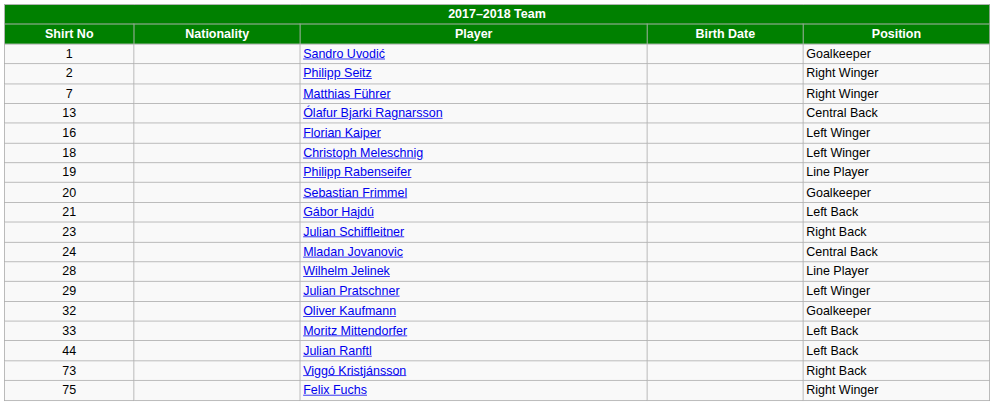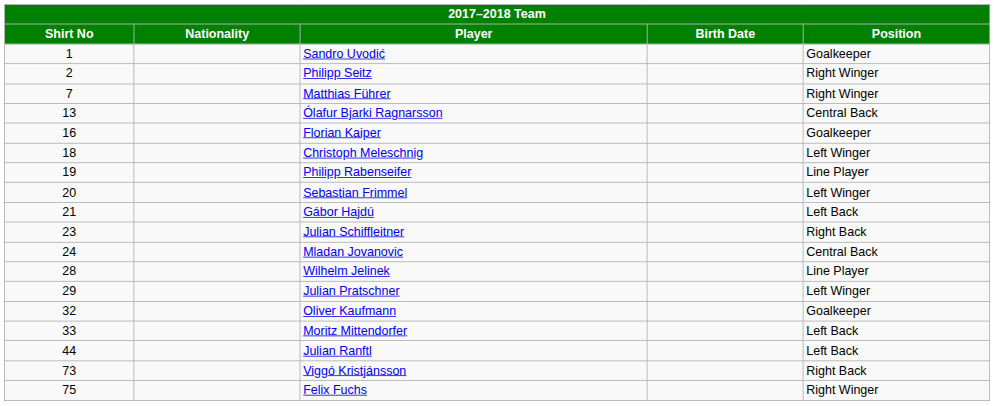(838, 133) Left Winger -> (839, 133) Goalkeeper
(839, 192) Goalkeeper -> (838, 192) Left Winger
